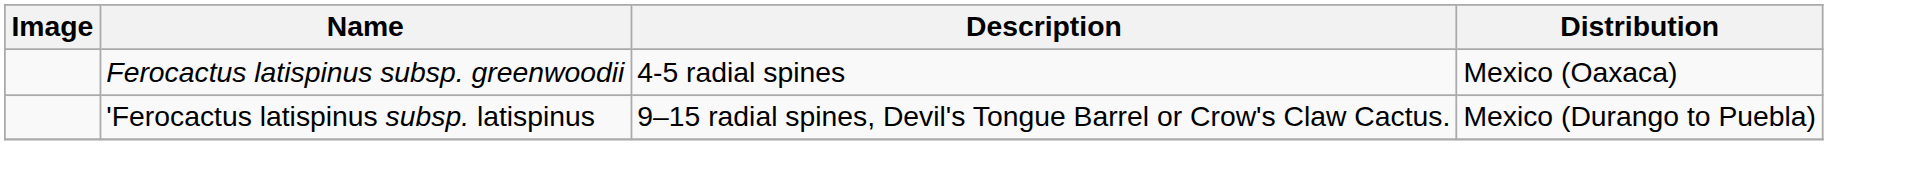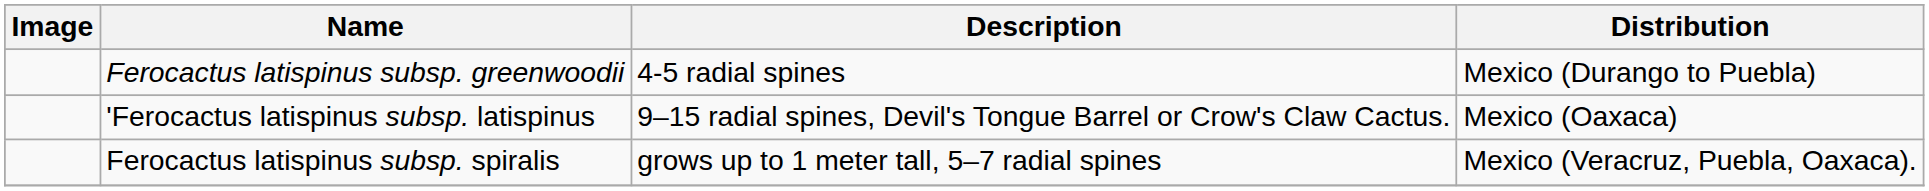(1570, 71) Mexico (Oaxaca) -> (1640, 71) Mexico (Durango to Puebla)
(1640, 116) Mexico (Durango to Puebla) -> (1570, 116) Mexico (Oaxaca)
+ row: (333, 161)
